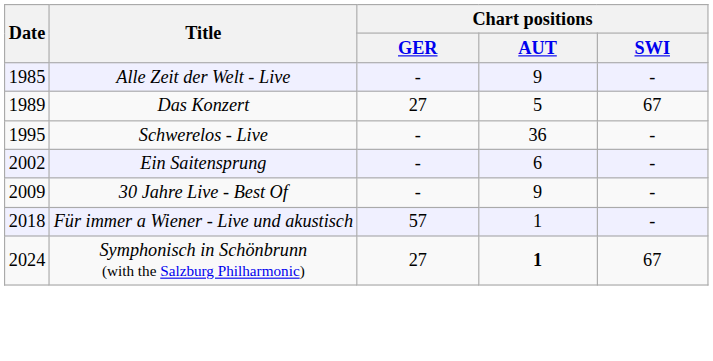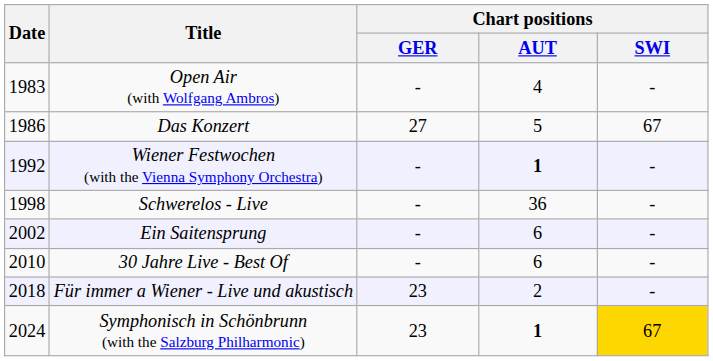+ row: (203, 87)
- row: (203, 76)
(27, 105) 1989 -> (27, 126) 1986
+ row: (203, 165)
(27, 134) 1995 -> (27, 204) 1998
(27, 192) 2009 -> (27, 262) 2010
(538, 192) 9 -> (538, 262) 6
(418, 221) 57 -> (418, 291) 23
(538, 221) 1 -> (538, 291) 2
(418, 260) 27 -> (418, 330) 23
(652, 260) no background -> (652, 330) gold background
